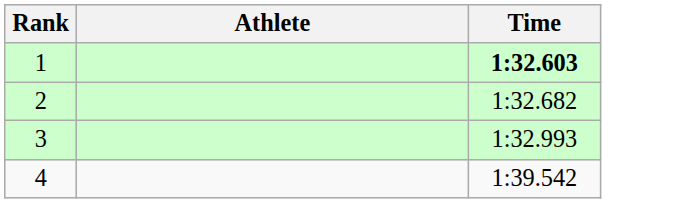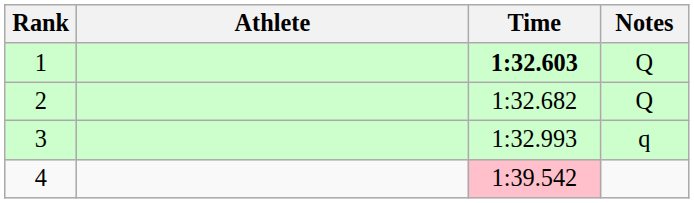+ column: (644, 23)
(534, 178) no background -> (534, 178) pink background
